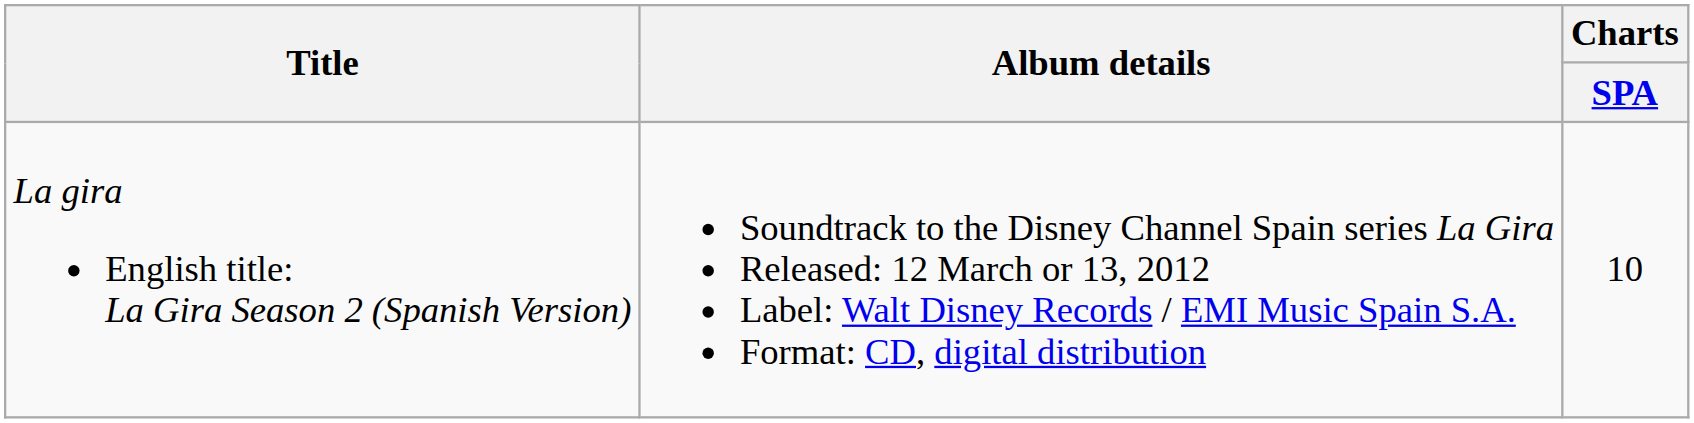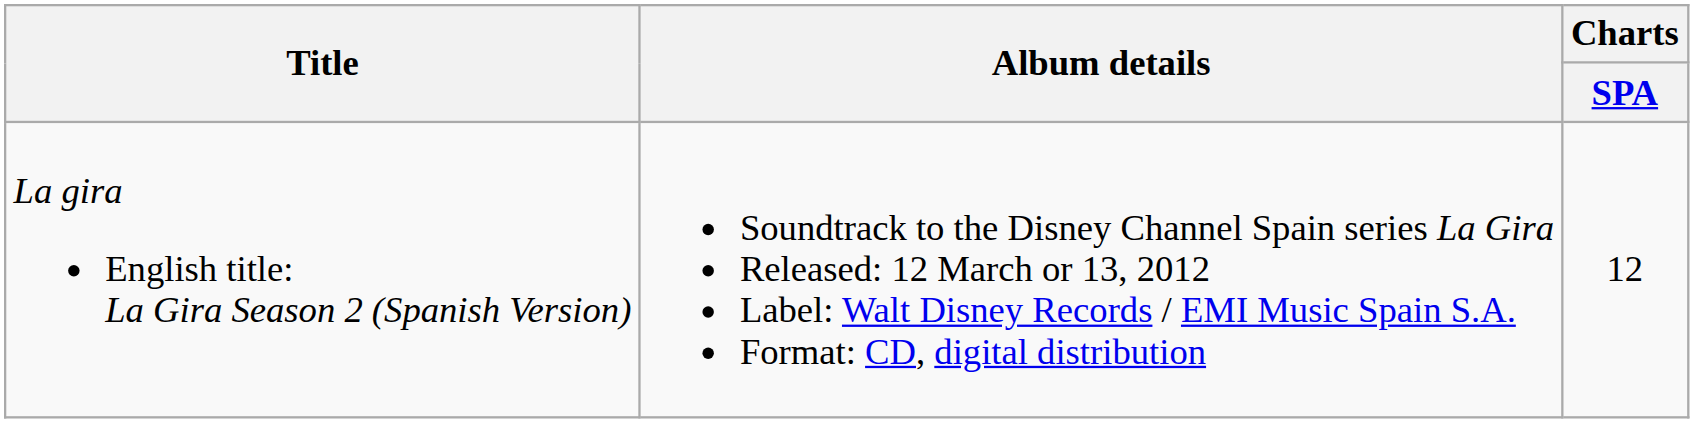(1625, 268) 10 -> (1625, 268) 12
